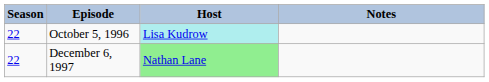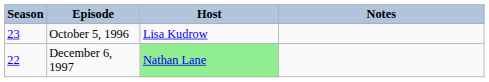(13, 33) 22 -> (13, 33) 23
(175, 33) paleturquoise background -> (175, 33) no background
